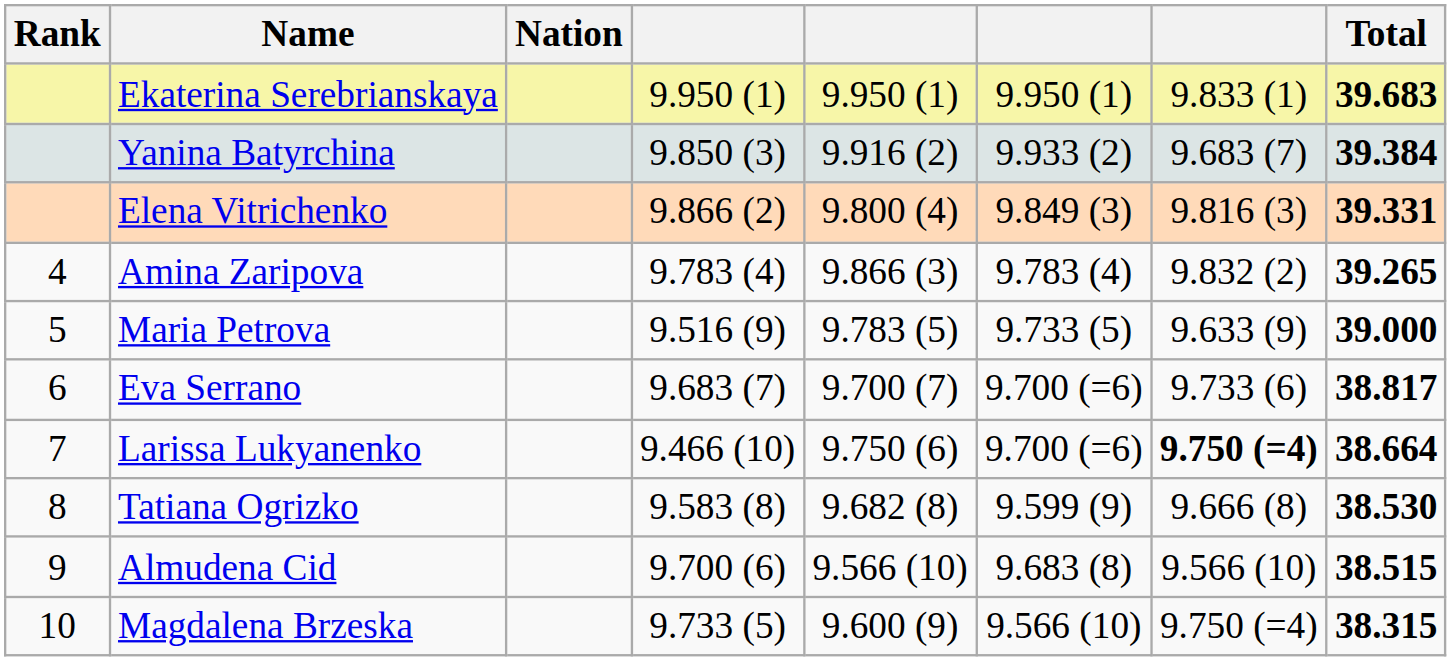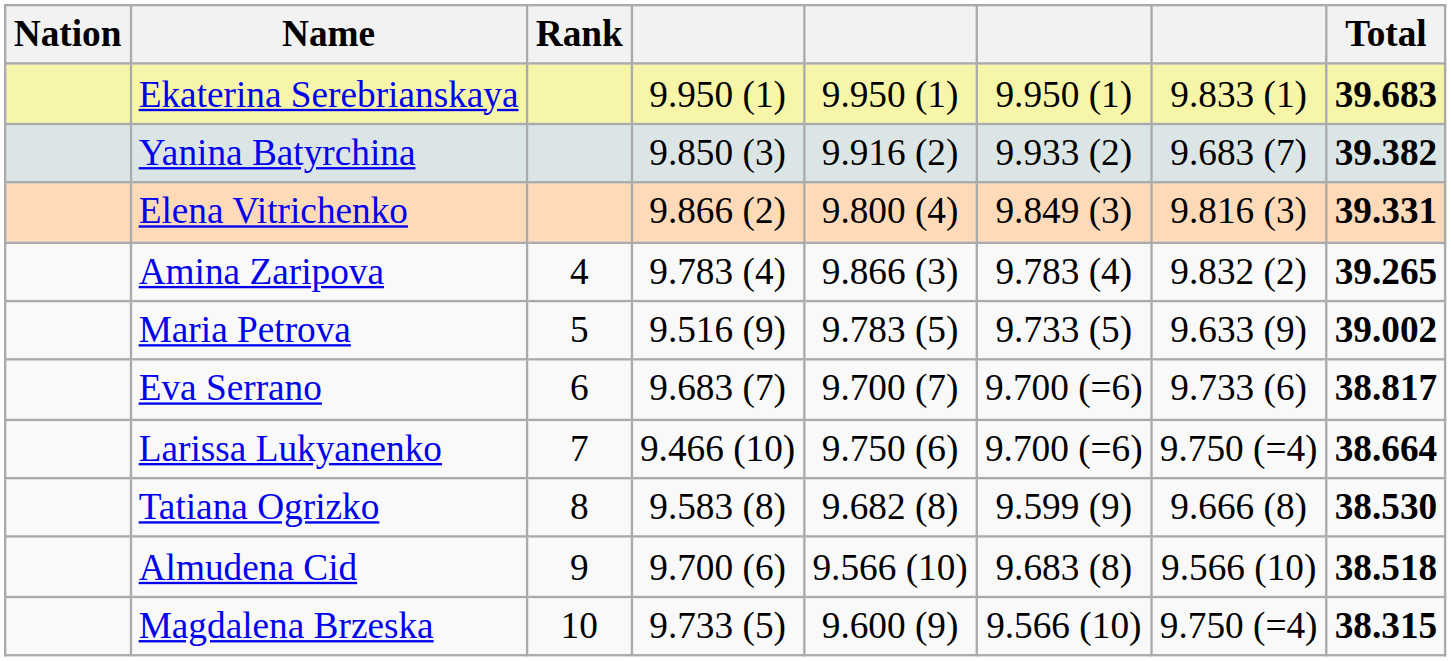columns swapped: (57, 34) <-> (569, 34)
(1386, 152) 39.384 -> (1386, 152) 39.382
(1386, 329) 39.000 -> (1386, 329) 39.002
(1239, 447) bold -> (1239, 447) normal
(1386, 566) 38.515 -> (1386, 566) 38.518
